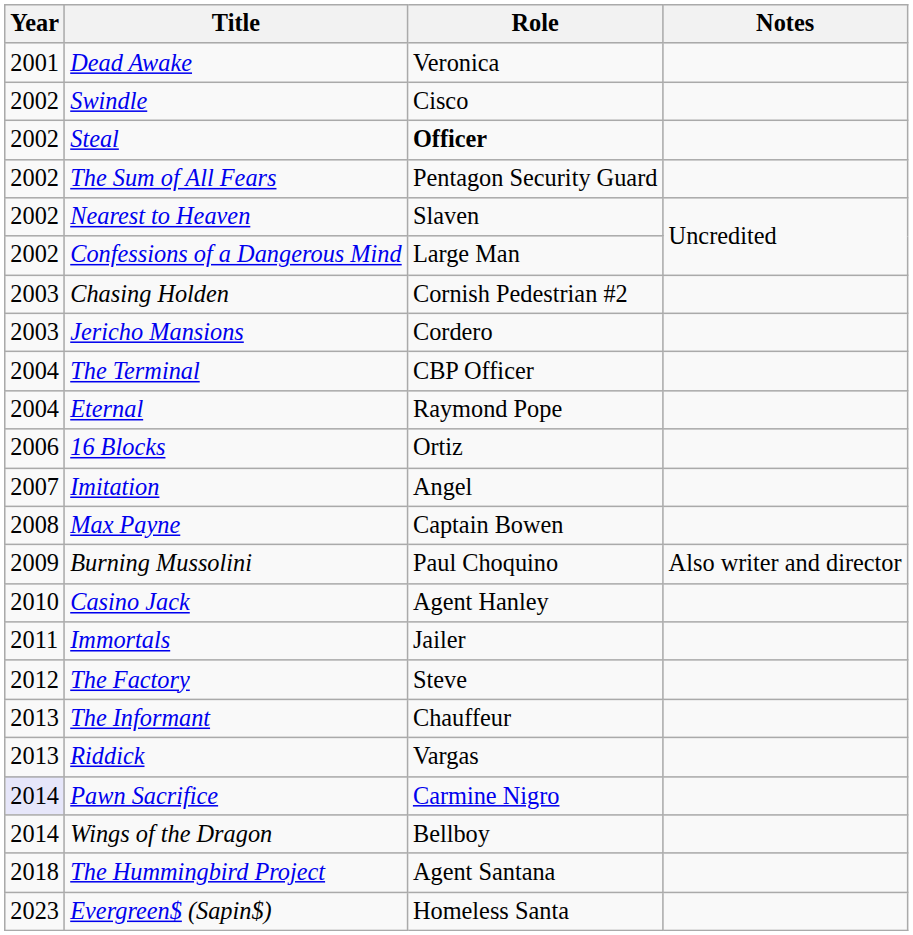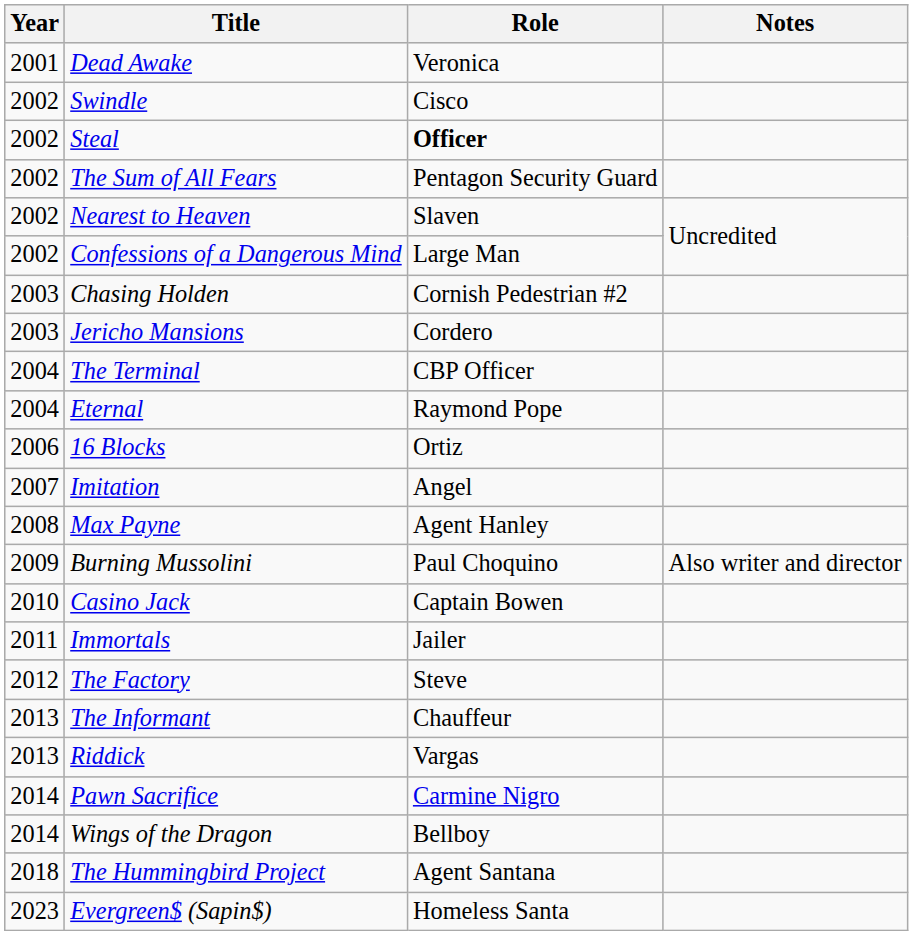(488, 525) Captain Bowen -> (481, 525) Agent Hanley
(481, 602) Agent Hanley -> (488, 602) Captain Bowen
(35, 795) lavender background -> (35, 795) no background
